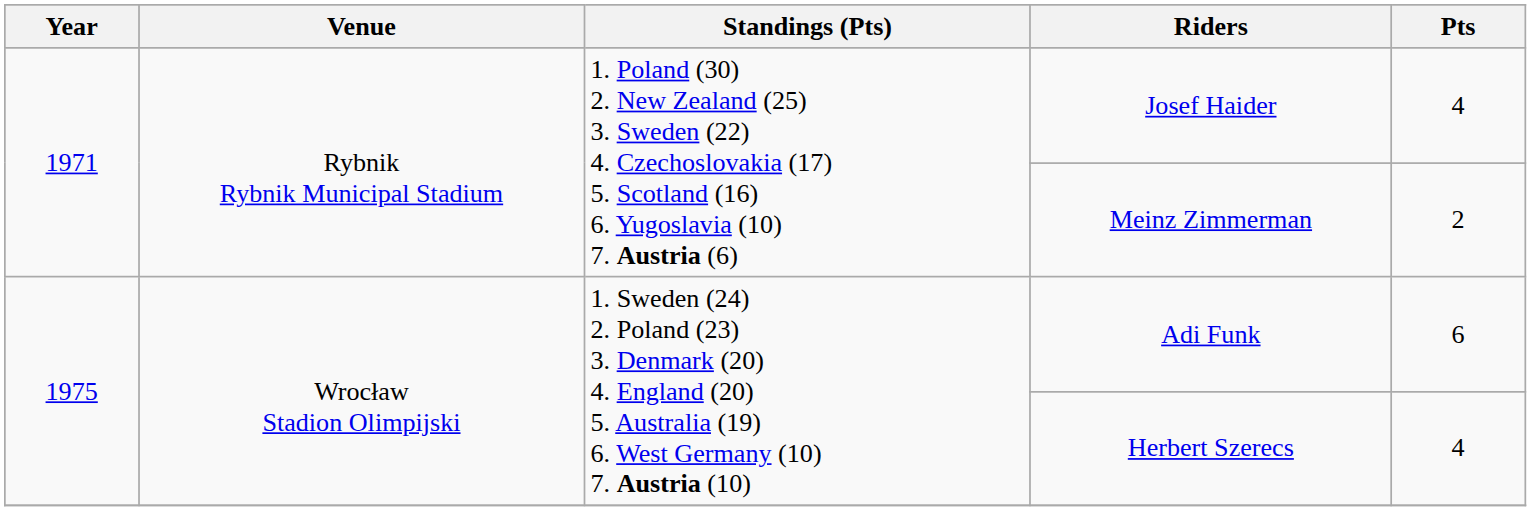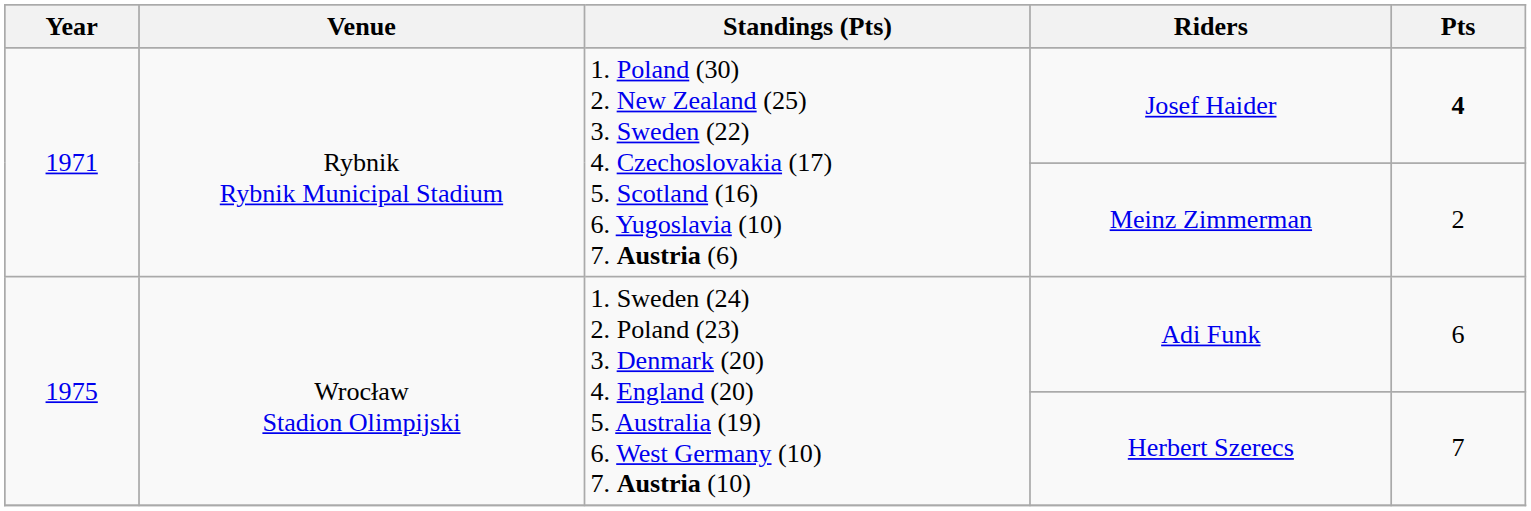(1458, 105) normal -> (1458, 105) bold
(1458, 448) 4 -> (1458, 448) 7
